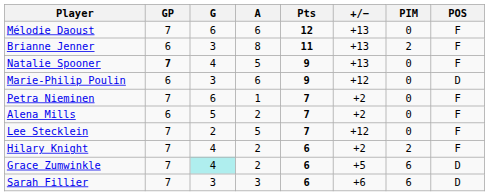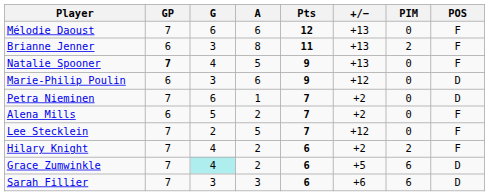(458, 98) F -> (458, 98) D
